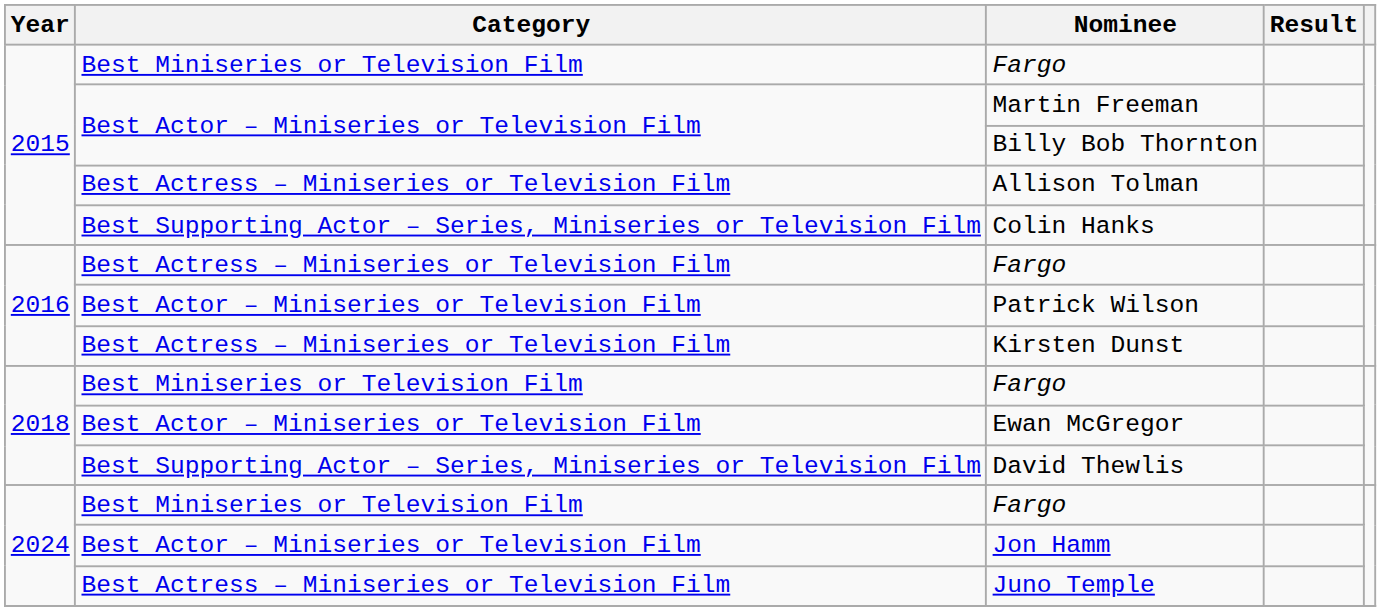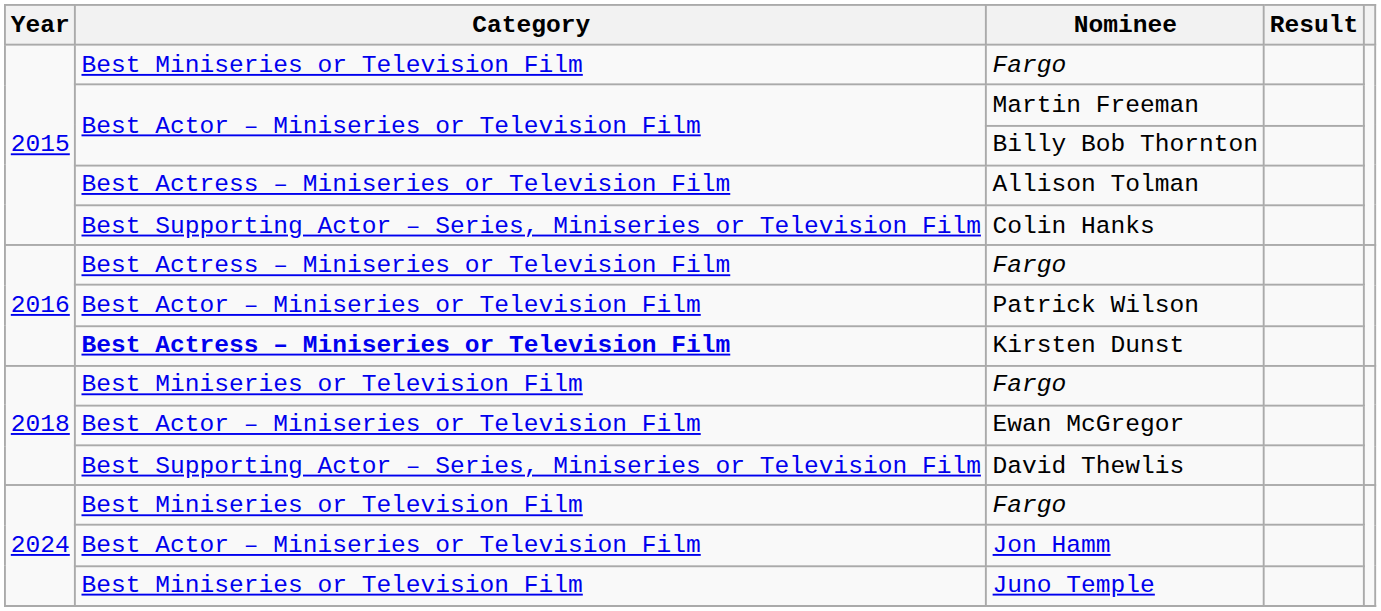(406, 345) normal -> (406, 345) bold
(406, 586) Best Actress – Miniseries or Television Film -> (332, 586) Best Miniseries or Television Film
